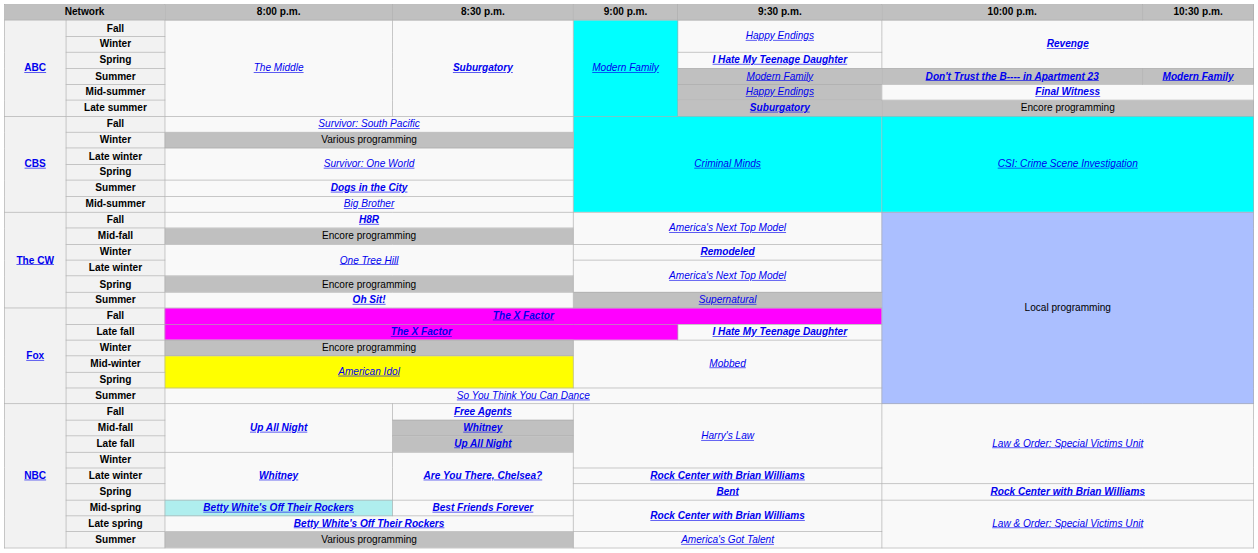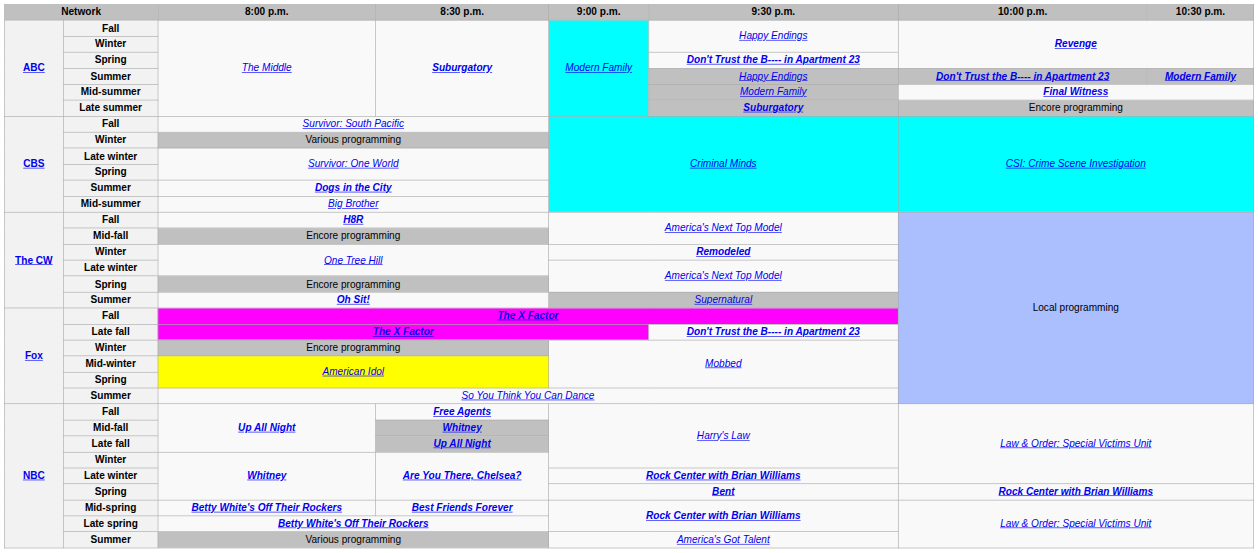(780, 60) I Hate My Teenage Daughter -> (773, 60) Don't Trust the B---- in Apartment 23
(780, 76) Modern Family -> (773, 76) Happy Endings
(780, 92) Happy Endings -> (773, 92) Modern Family
(780, 332) I Hate My Teenage Daughter -> (773, 332) Don't Trust the B---- in Apartment 23
(279, 508) paleturquoise background -> (267, 508) no background
